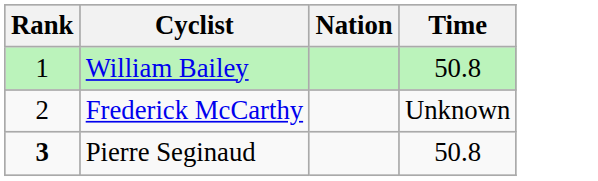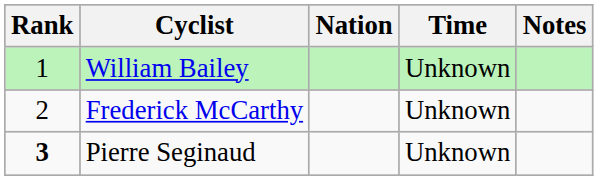+ column: (555, 25)
(458, 68) 50.8 -> (458, 68) Unknown
(458, 152) 50.8 -> (458, 152) Unknown
